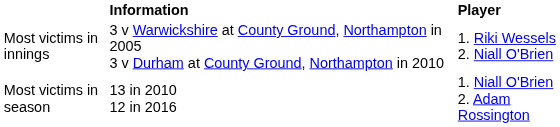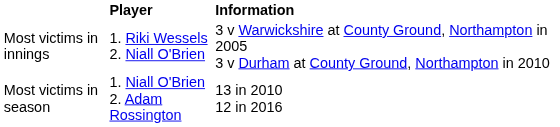columns swapped: (479, 10) <-> (149, 10)
